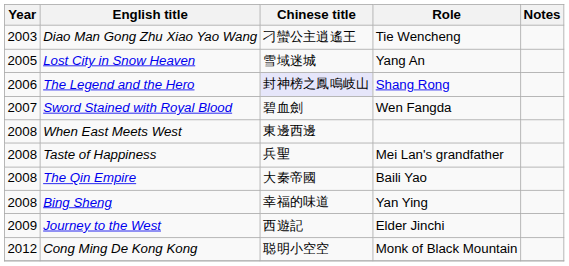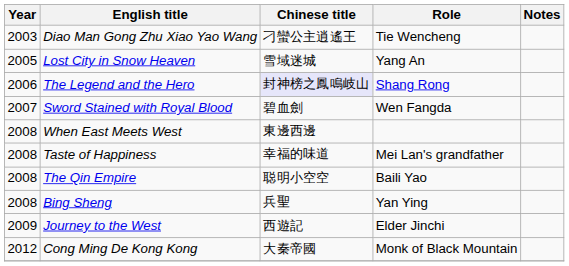(277, 154) 兵聖 -> (297, 154) 幸福的味道
(290, 178) 大秦帝國 -> (297, 178) 聪明小空空
(297, 201) 幸福的味道 -> (277, 201) 兵聖
(297, 248) 聪明小空空 -> (290, 248) 大秦帝國
